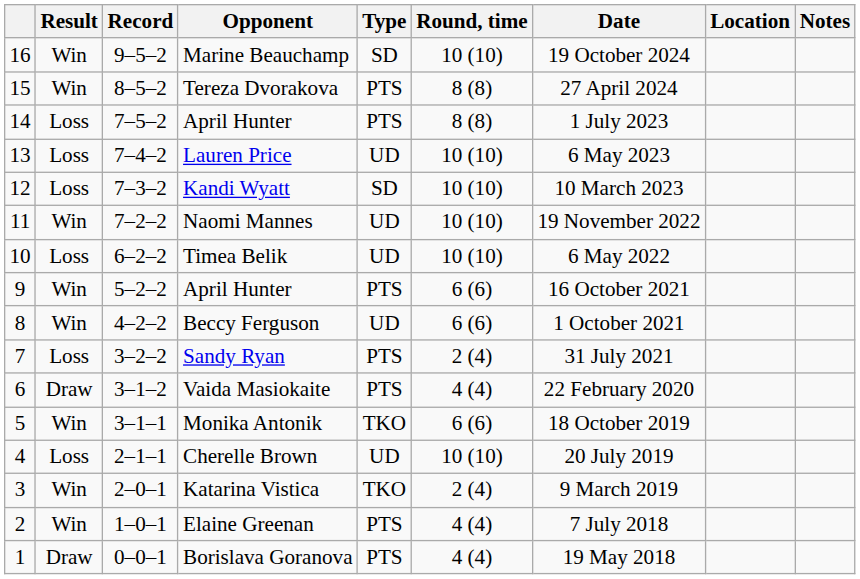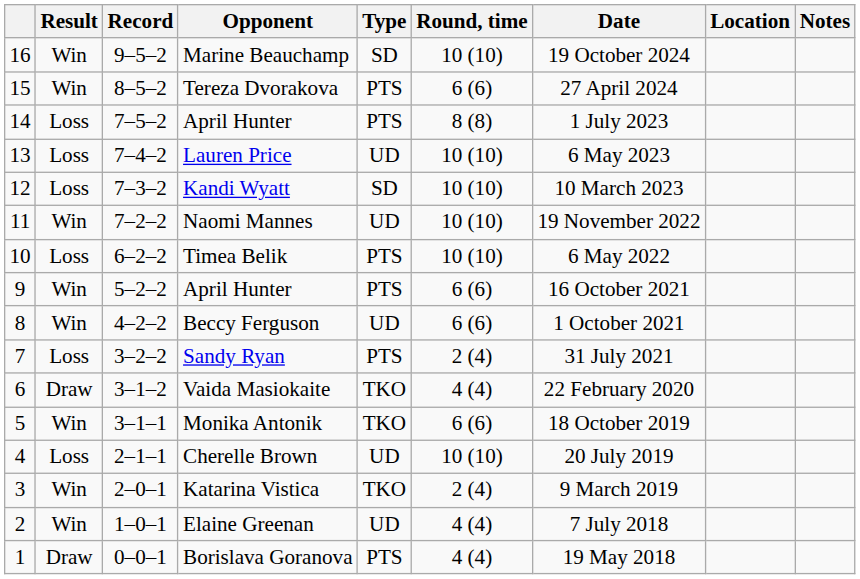(472, 88) 8 (8) -> (472, 88) 6 (6)
(384, 255) UD -> (384, 255) PTS
(384, 389) PTS -> (384, 389) TKO
(384, 523) PTS -> (384, 523) UD
